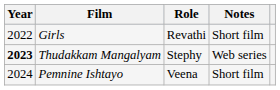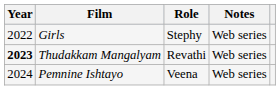(186, 34) Revathi -> (184, 34) Stephy
(238, 34) Short film -> (239, 34) Web series
(184, 54) Stephy -> (186, 54) Revathi
(238, 74) Short film -> (239, 74) Web series
